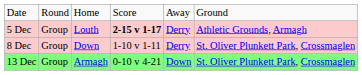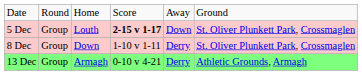(178, 29) Derry -> (179, 29) Down
(252, 29) Athletic Grounds, Armagh -> (276, 29) St. Oliver Plunkett Park, Crossmaglen
(179, 62) Down -> (178, 62) Derry
(276, 62) St. Oliver Plunkett Park, Crossmaglen -> (252, 62) Athletic Grounds, Armagh
